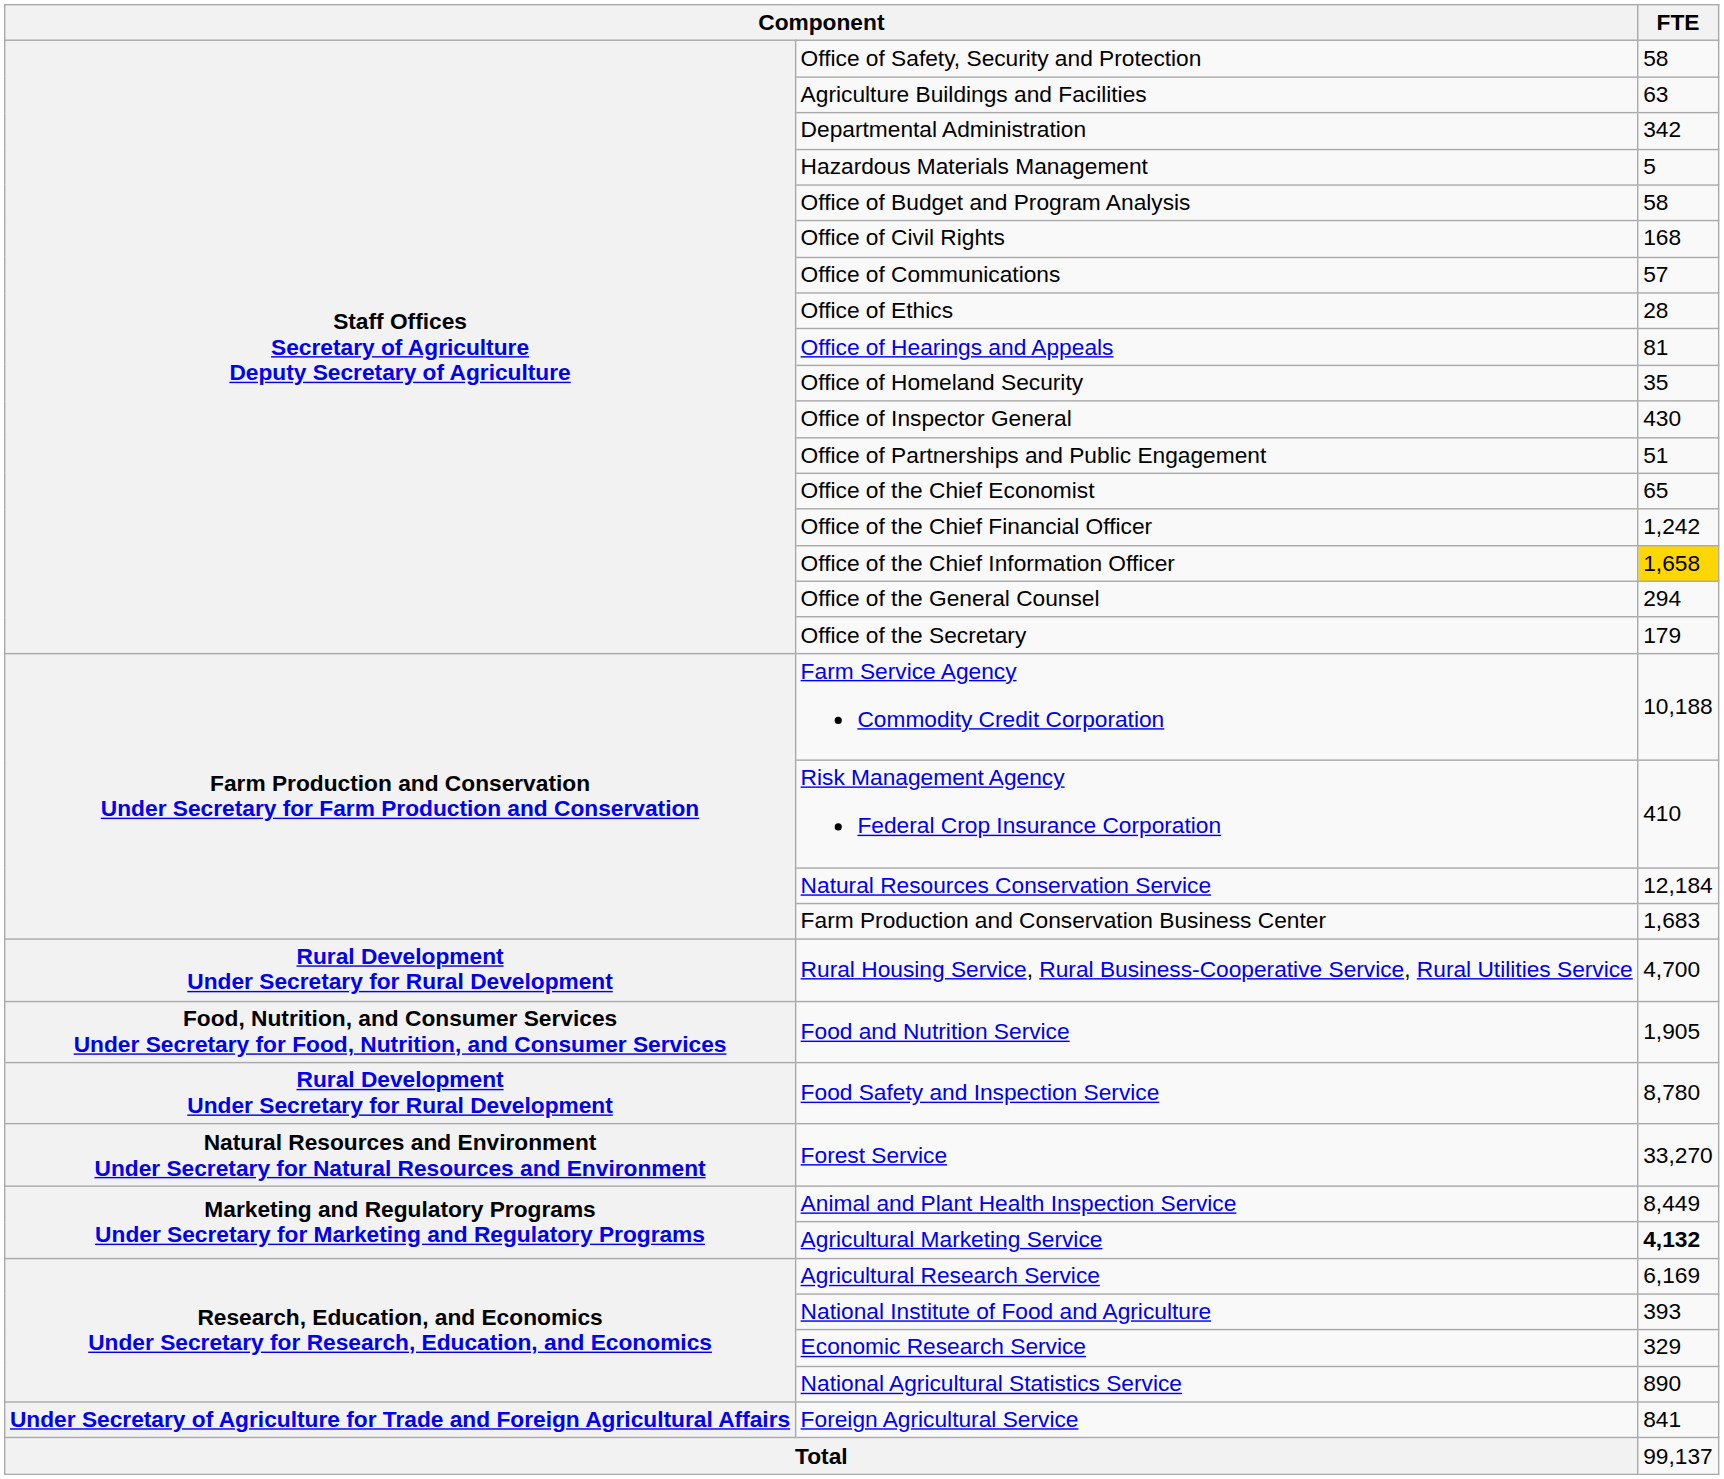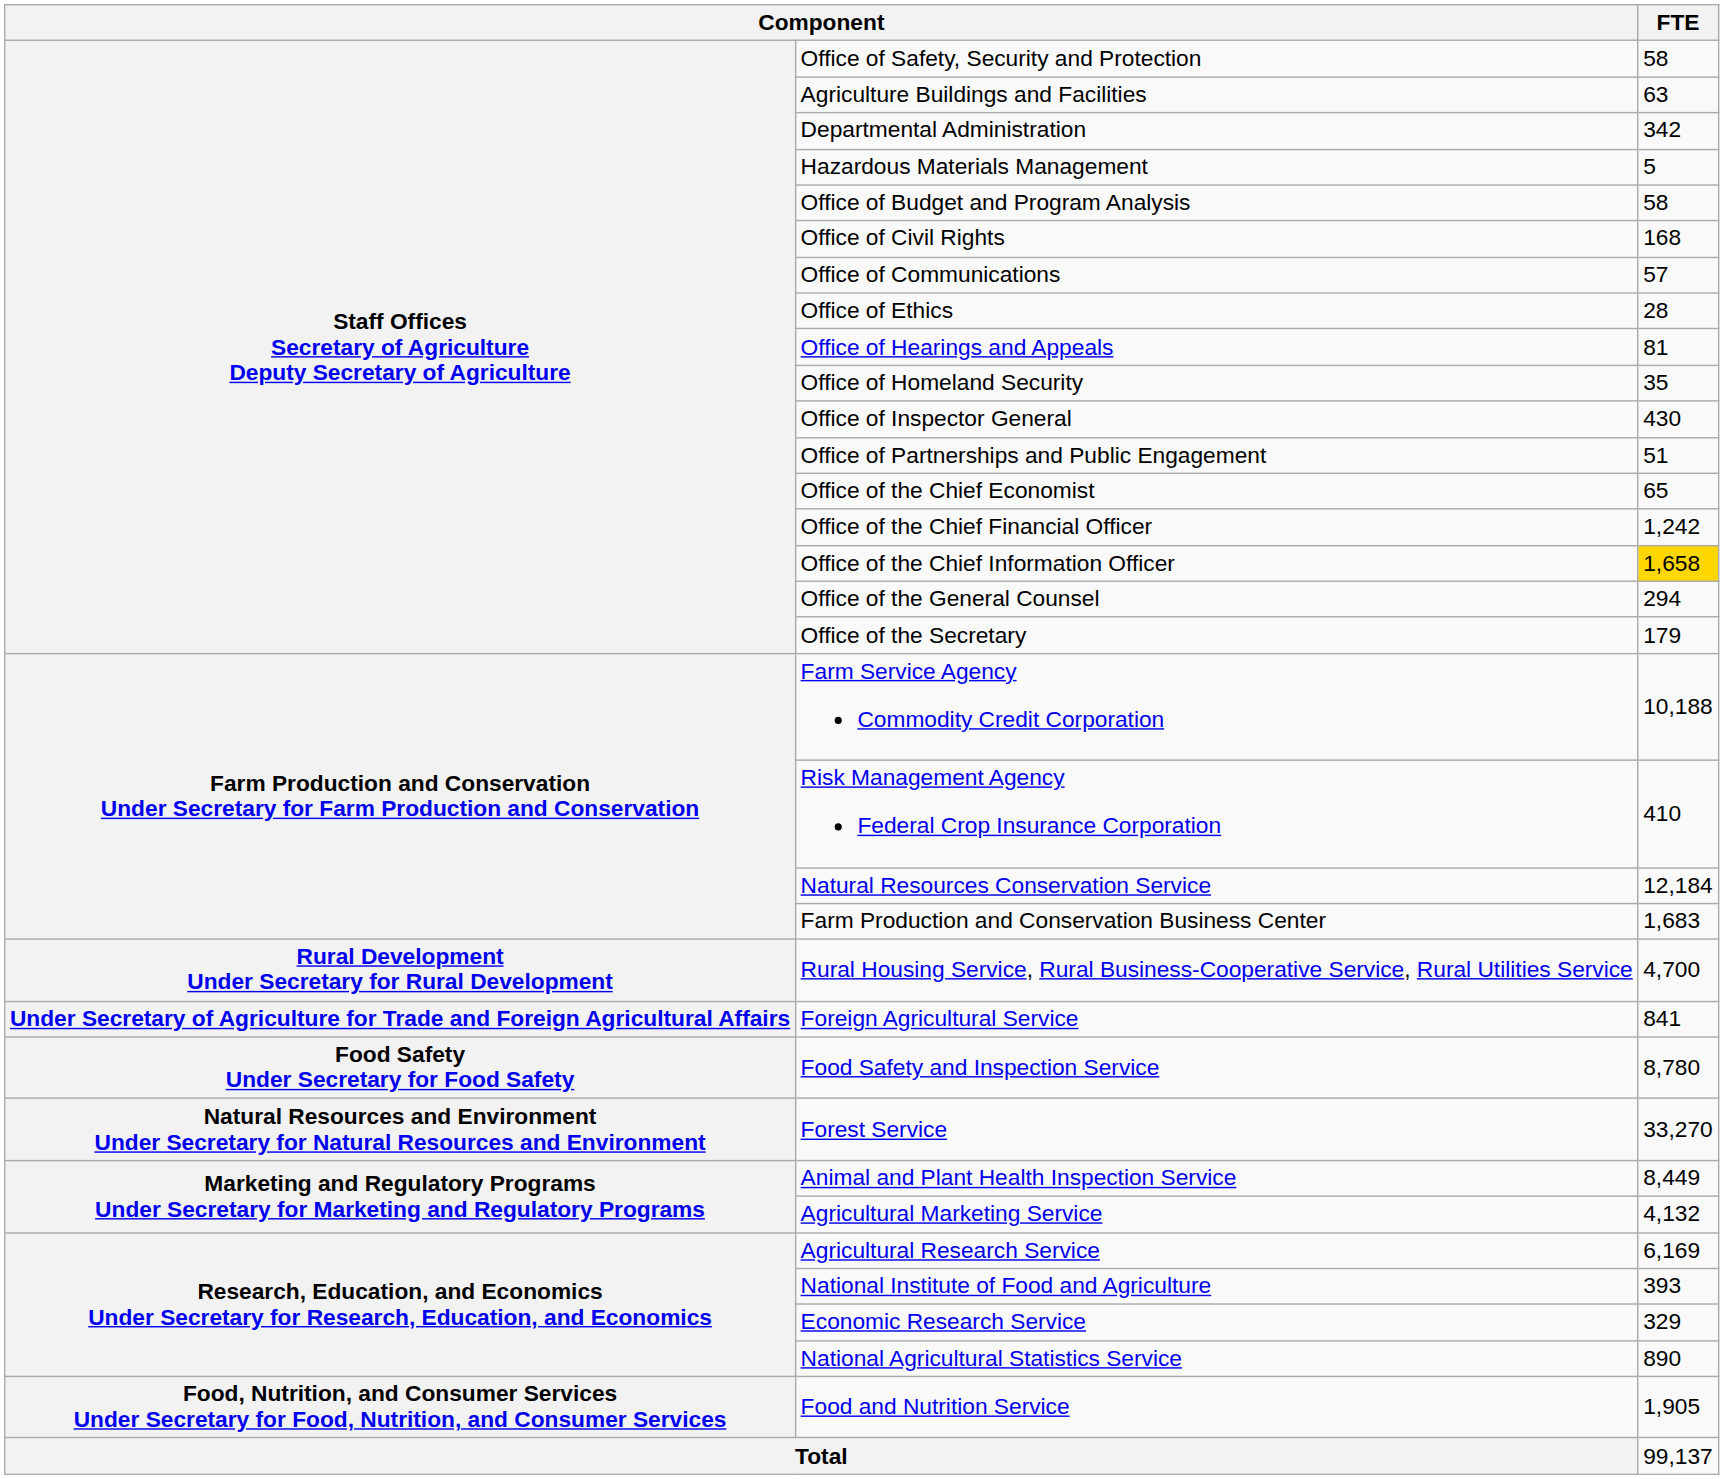rows swapped: (935, 1031) <-> (940, 1419)
(400, 1093) Rural Development Under Secretary for Rural Development -> (400, 1067) Food Safety Under Secretary for Food Safety
(1672, 1239) bold -> (1672, 1214) normal
